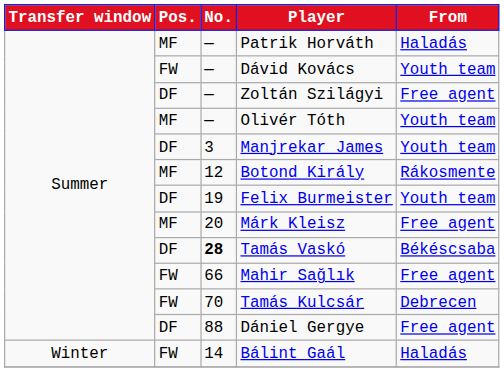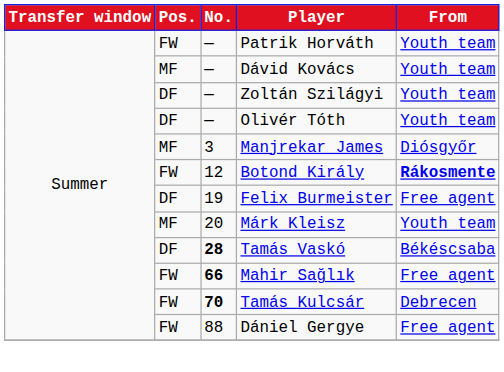(168, 43) MF -> (168, 43) FW
(434, 43) Haladás -> (448, 43) Youth team
(168, 69) FW -> (168, 69) MF
(448, 95) Free agent -> (448, 95) Youth team
(168, 121) MF -> (168, 121) DF
(168, 147) DF -> (168, 147) MF
(448, 147) Youth team -> (438, 147) Diósgyőr
(168, 173) MF -> (168, 173) FW
(448, 173) normal -> (448, 173) bold
(448, 198) Youth team -> (448, 198) Free agent
(448, 224) Free agent -> (448, 224) Youth team
(214, 276) normal -> (214, 276) bold
(214, 302) normal -> (214, 302) bold
(168, 328) DF -> (168, 328) FW
- row: (293, 354)
